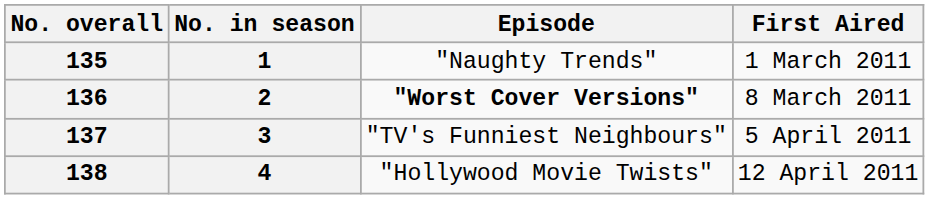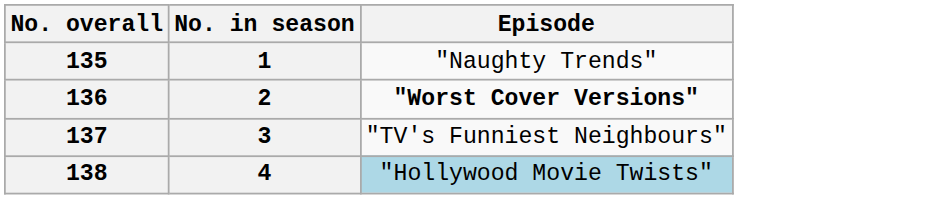- column: (828, 24)
(546, 175) no background -> (546, 175) lightblue background
